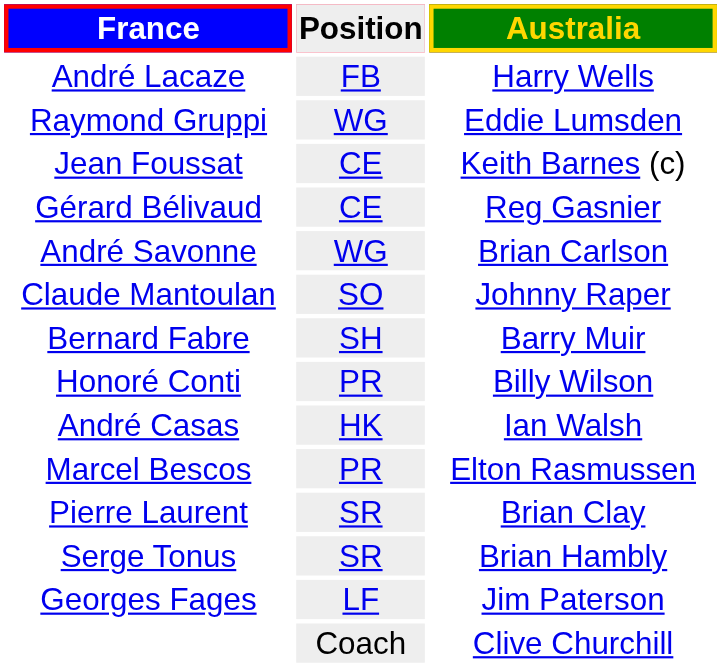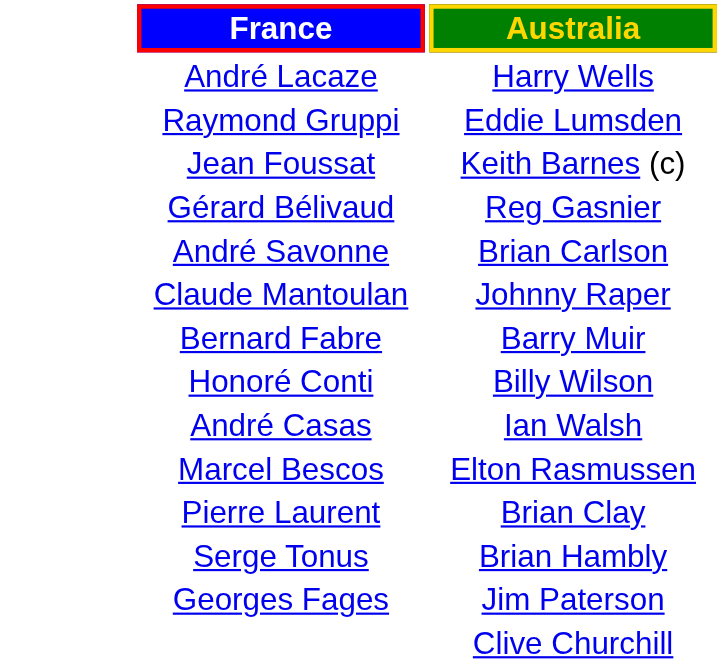- column: (361, 28)
